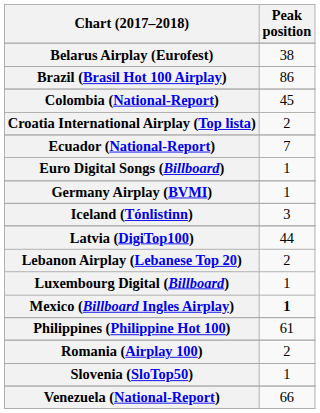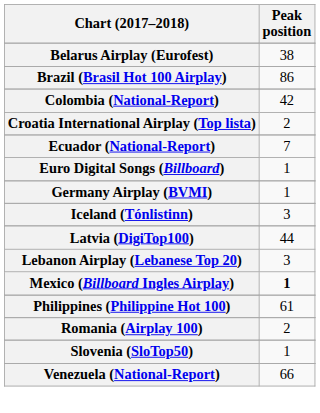(287, 100) 45 -> (287, 100) 42
(287, 260) 2 -> (287, 260) 3
- row: (132, 283)
